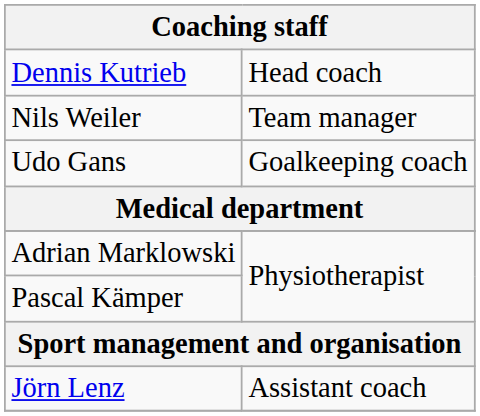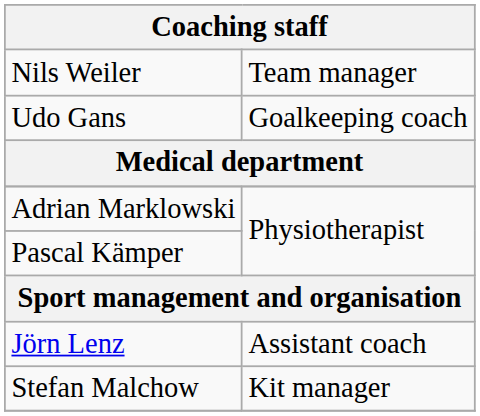- row: (99, 72)
+ row: (105, 388)
